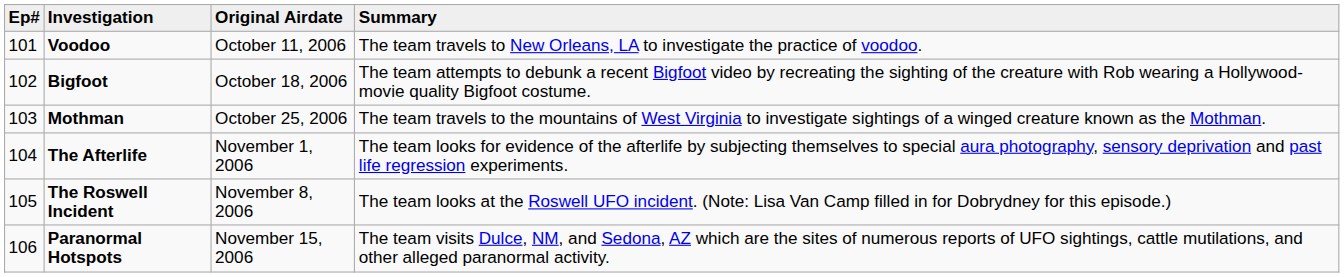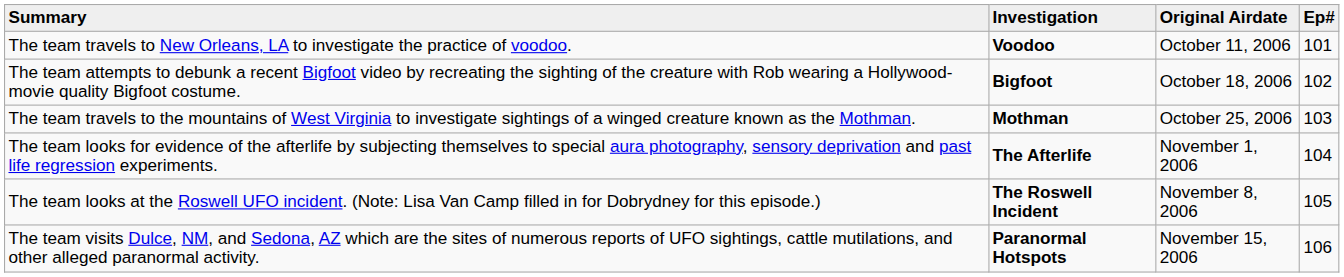columns swapped: (24, 18) <-> (398, 18)
